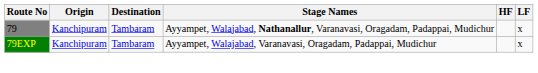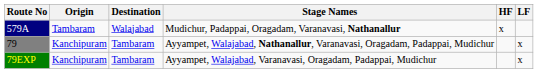+ row: (283, 28)
